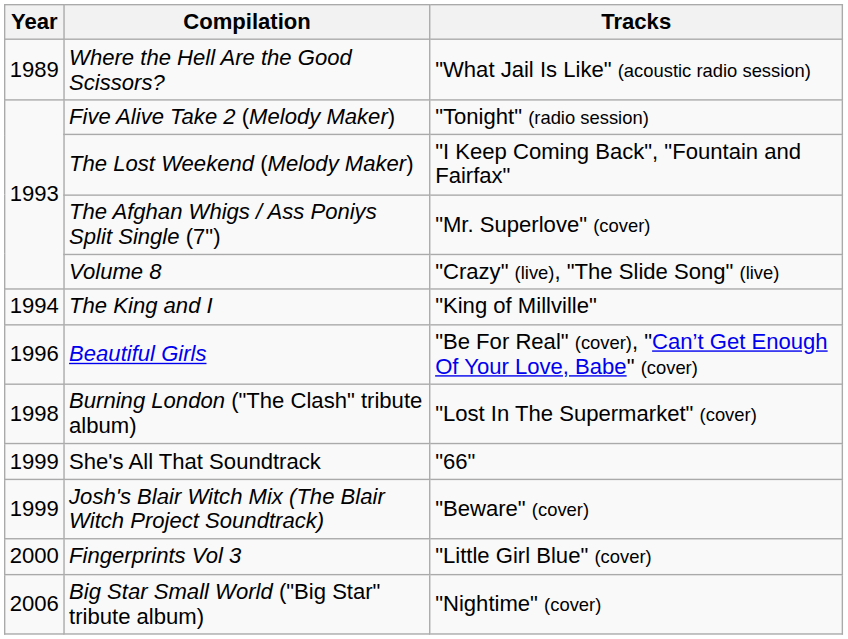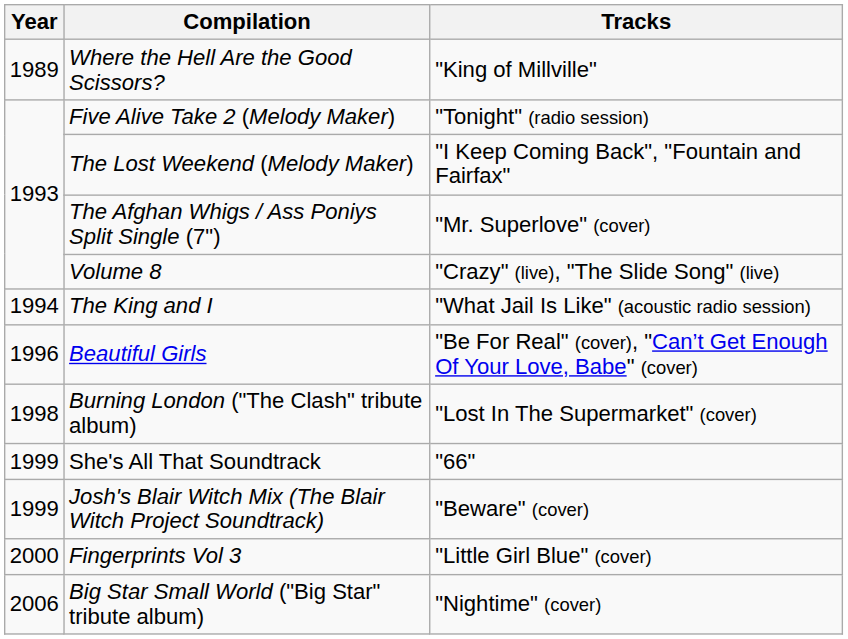(623, 69) "What Jail Is Like" (acoustic radio session) -> (516, 69) "King of Millville"
(516, 306) "King of Millville" -> (623, 306) "What Jail Is Like" (acoustic radio session)
